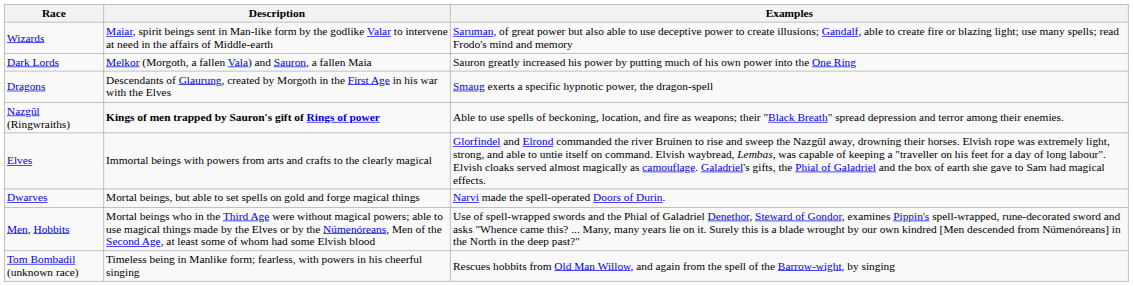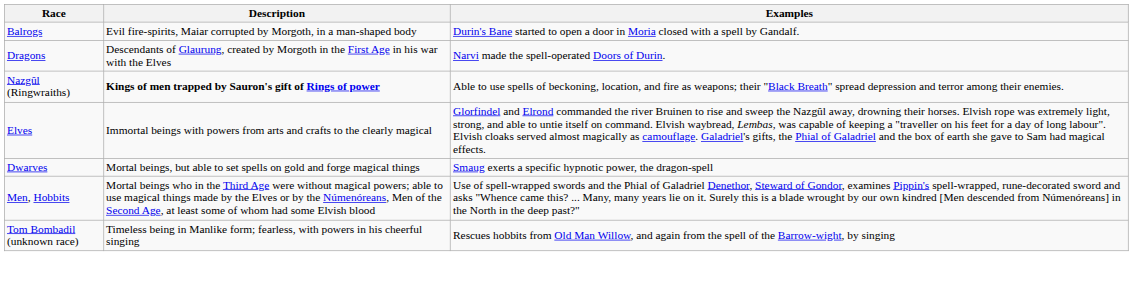- row: (26, 37)
- row: (33, 62)
+ row: (25, 31)
(583, 86) Smaug exerts a specific hypnotic power, the dragon-spell -> (559, 55) Narvi made the spell-operated Doors of Durin.
(559, 198) Narvi made the spell-operated Doors of Durin. -> (583, 167) Smaug exerts a specific hypnotic power, the dragon-spell
